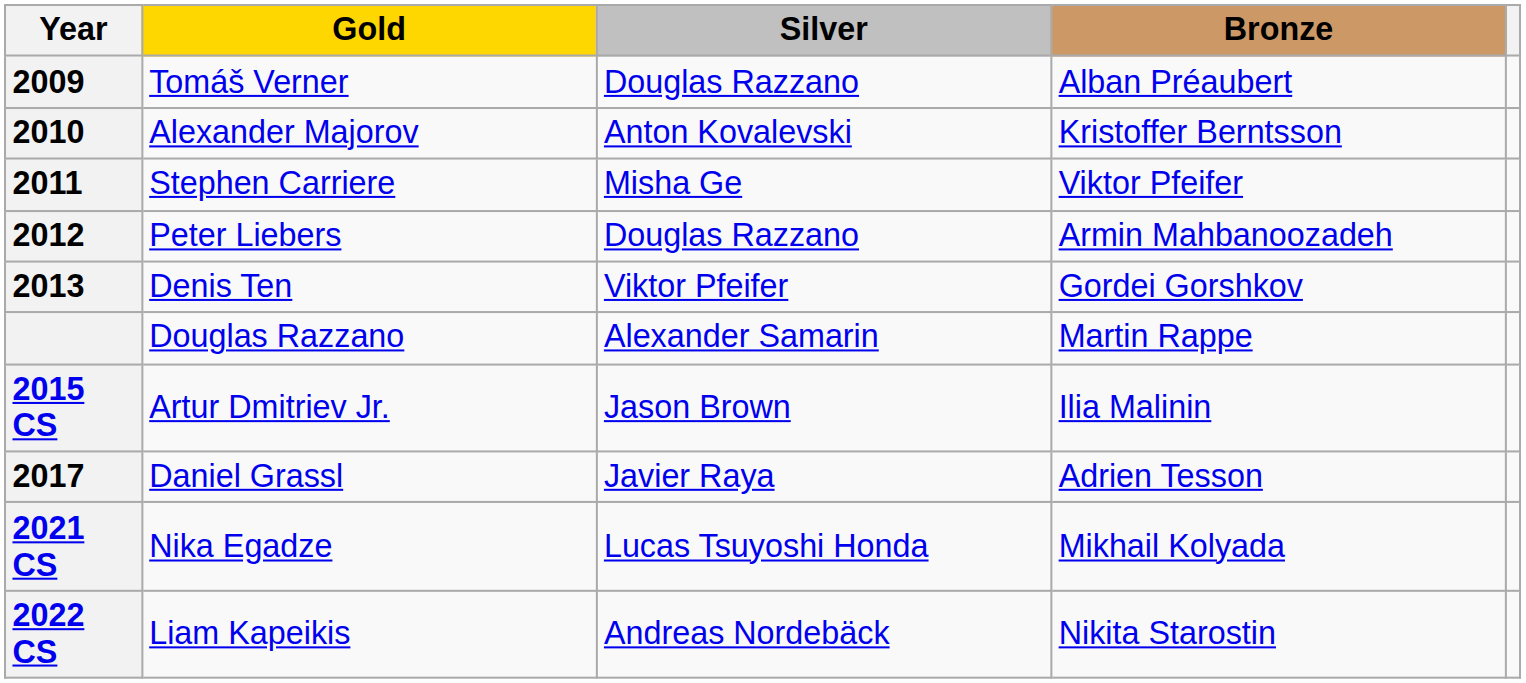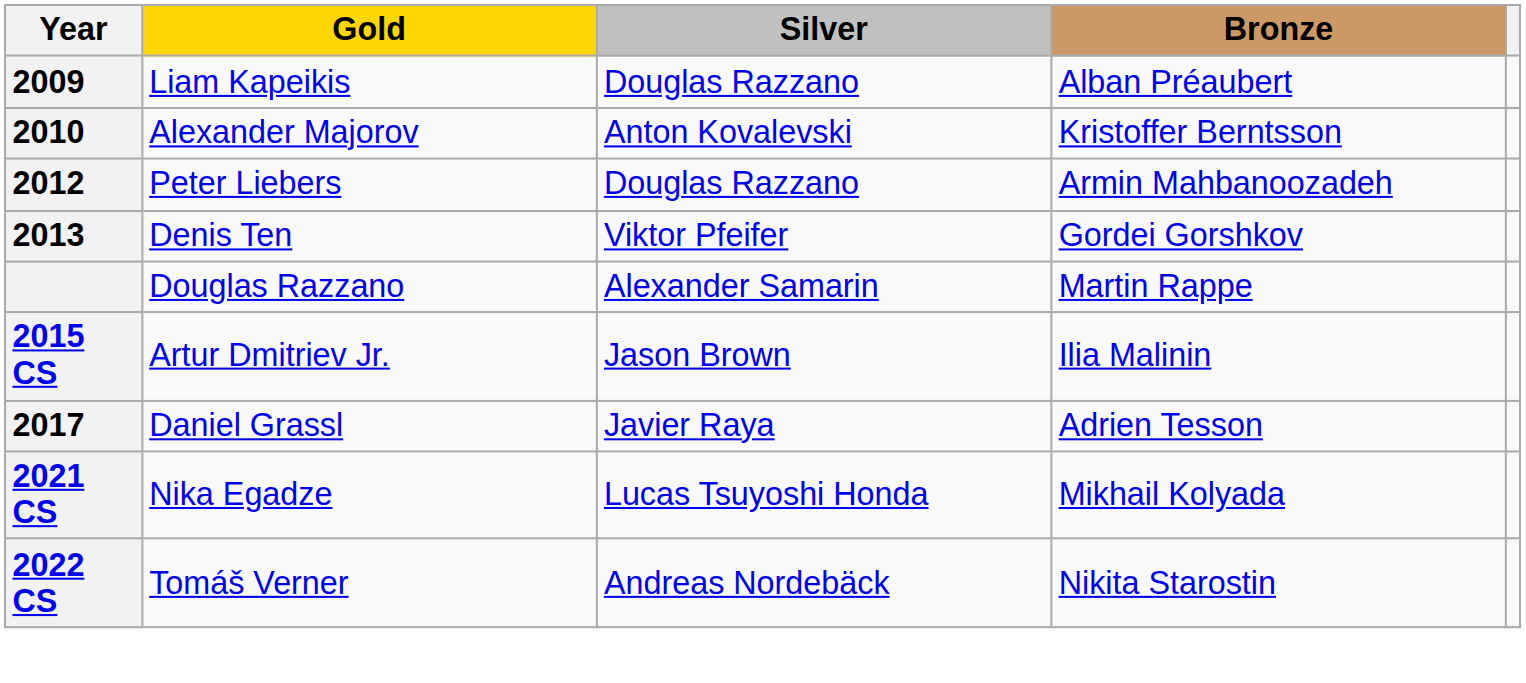(249, 81) Tomáš Verner -> (250, 81) Liam Kapeikis
- row: (48, 183)
(250, 633) Liam Kapeikis -> (249, 582) Tomáš Verner
